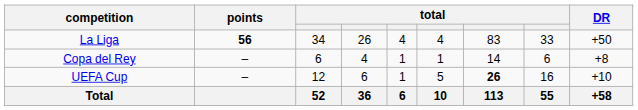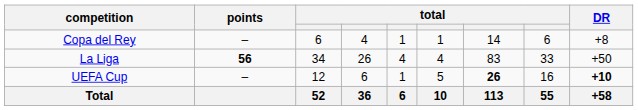rows swapped: (99, 39) <-> (99, 58)
(602, 77) normal -> (602, 77) bold
